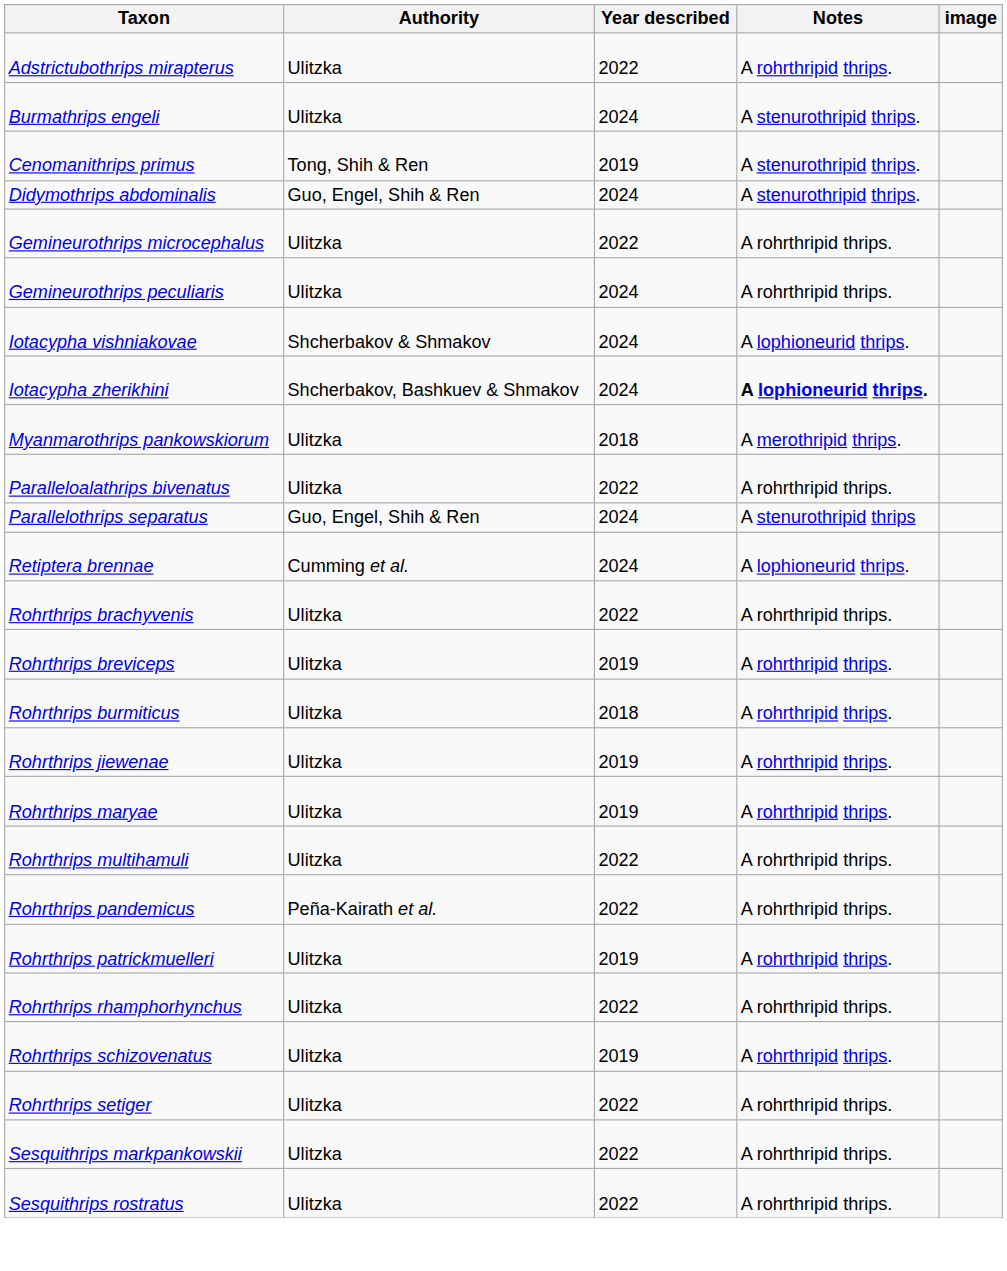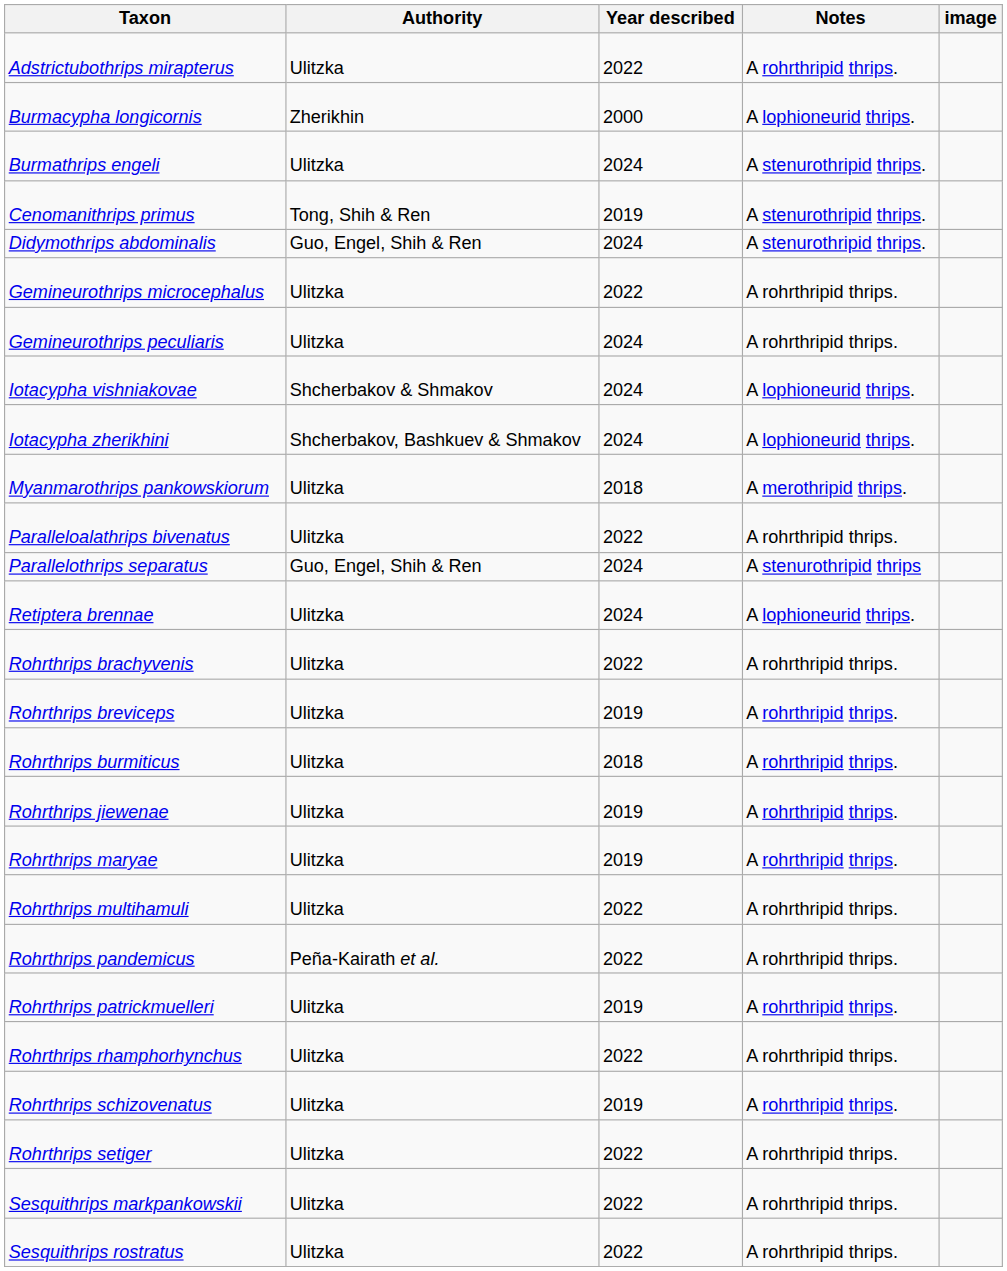+ row: (105, 116)
(834, 390) bold -> (831, 439) normal
(348, 566) Cumming et al. -> (317, 615) Ulitzka
